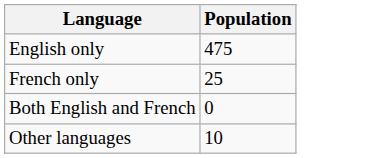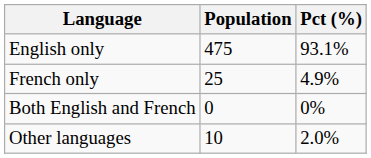+ column: (331, 19)
